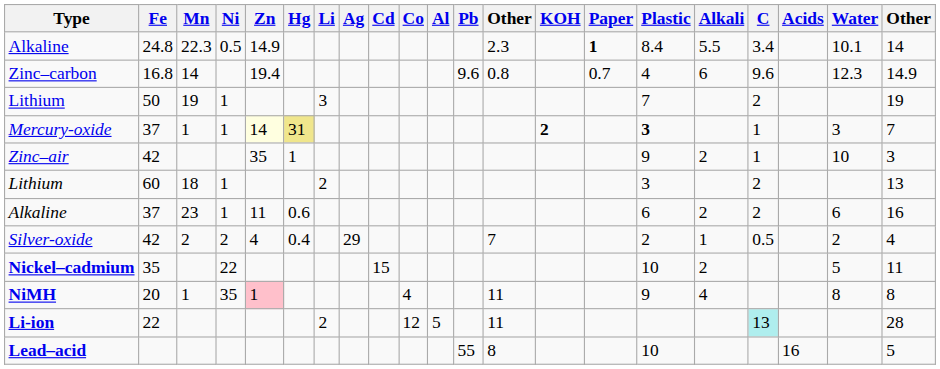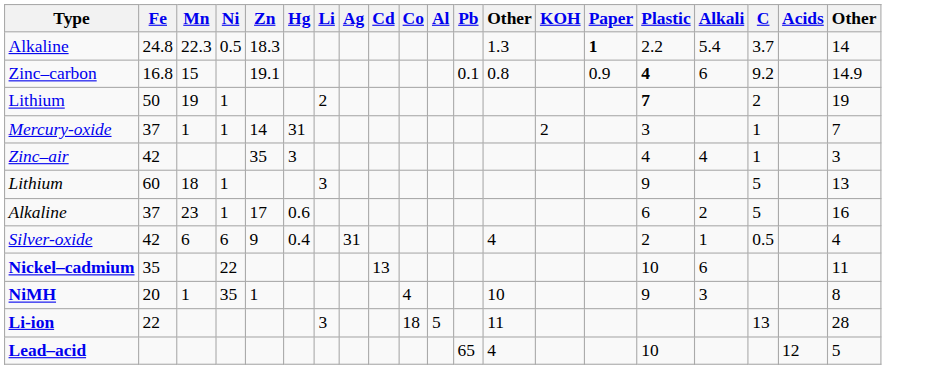- column: (855, 18)
(265, 45) 14.9 -> (265, 45) 18.3
(498, 45) 2.3 -> (498, 45) 1.3
(652, 45) 8.4 -> (652, 45) 2.2
(710, 45) 5.5 -> (710, 45) 5.4
(763, 45) 3.4 -> (763, 45) 3.7
(190, 73) 14 -> (190, 73) 15
(265, 73) 19.4 -> (265, 73) 19.1
(468, 73) 9.6 -> (468, 73) 0.1
(600, 73) 0.7 -> (600, 73) 0.9
(646, 73) normal -> (646, 73) bold
(763, 73) 9.6 -> (763, 73) 9.2
(323, 101) 3 -> (323, 101) 2
(646, 101) normal -> (646, 101) bold
(258, 128) lightyellow background -> (258, 128) no background
(297, 128) khaki background -> (297, 128) no background
(544, 128) bold -> (544, 128) normal
(646, 128) bold -> (646, 128) normal
(292, 156) 1 -> (292, 156) 3
(646, 156) 9 -> (646, 156) 4
(703, 156) 2 -> (703, 156) 4
(323, 184) 2 -> (323, 184) 3
(646, 184) 3 -> (646, 184) 9
(757, 184) 2 -> (757, 184) 5
(258, 211) 11 -> (258, 211) 17
(757, 211) 2 -> (757, 211) 5
(185, 239) 2 -> (185, 239) 6
(224, 239) 2 -> (224, 239) 6
(254, 239) 4 -> (254, 239) 9
(352, 239) 29 -> (352, 239) 31
(492, 239) 7 -> (492, 239) 4
(381, 267) 15 -> (381, 267) 13
(703, 267) 2 -> (703, 267) 6
(254, 294) pink background -> (254, 294) no background
(496, 294) 11 -> (496, 294) 10
(703, 294) 4 -> (703, 294) 3
(323, 322) 2 -> (323, 322) 3
(411, 322) 12 -> (411, 322) 18
(761, 322) paleturquoise background -> (761, 322) no background
(466, 350) 55 -> (466, 350) 65
(492, 350) 8 -> (492, 350) 4
(791, 350) 16 -> (791, 350) 12
